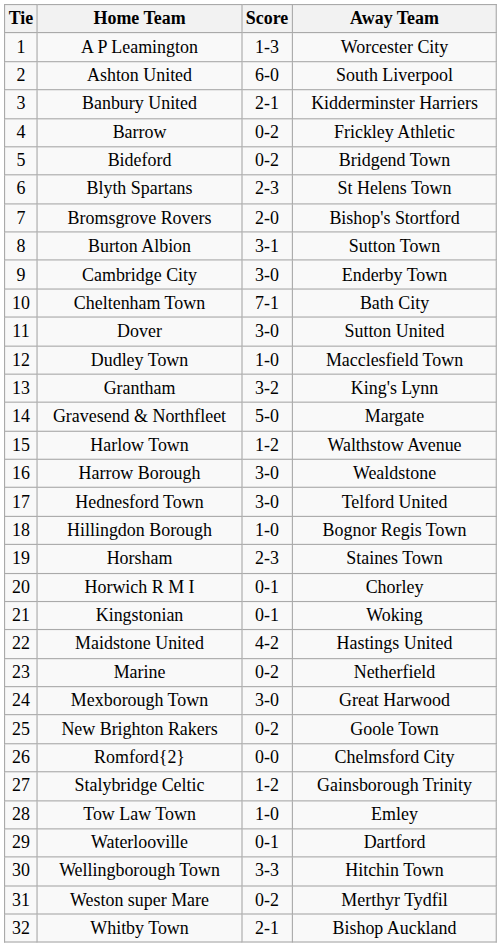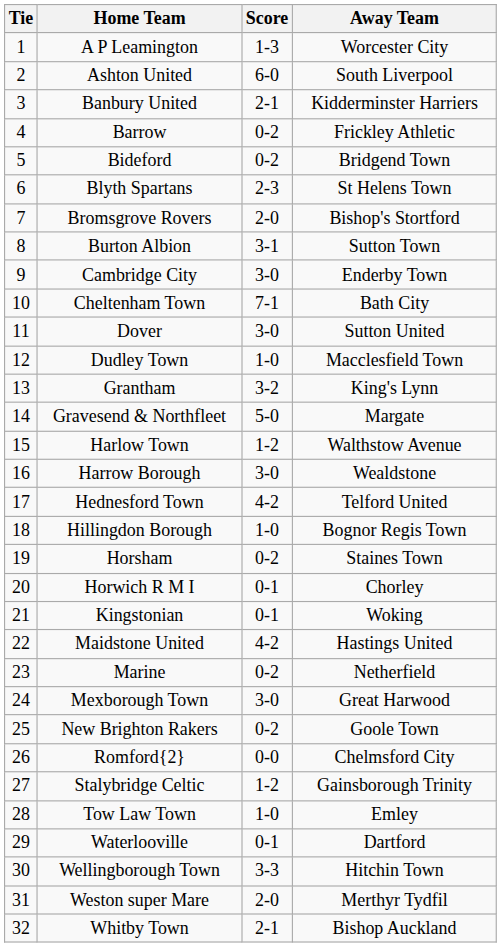(267, 501) 3-0 -> (267, 501) 4-2
(267, 558) 2-3 -> (267, 558) 0-2
(267, 899) 0-2 -> (267, 899) 2-0
